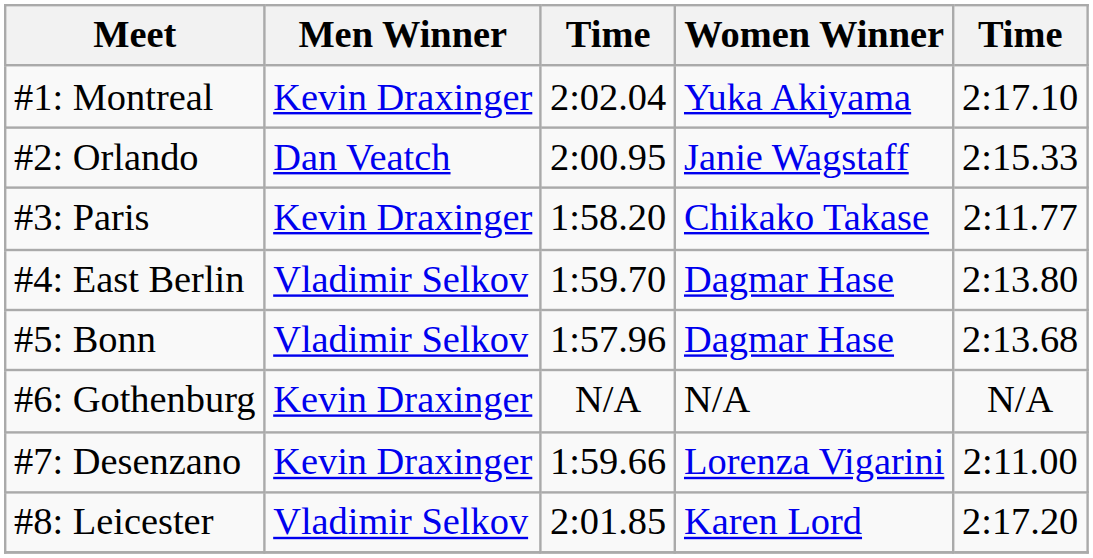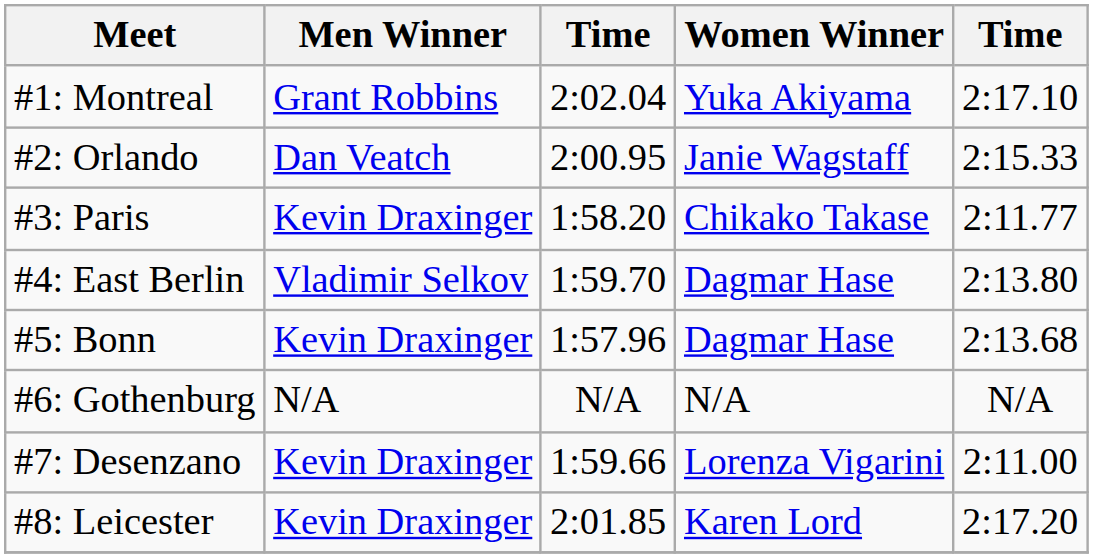(403, 95) Kevin Draxinger -> (386, 95) Grant Robbins
(401, 339) Vladimir Selkov -> (403, 339) Kevin Draxinger
(403, 400) Kevin Draxinger -> (306, 400) N/A
(401, 522) Vladimir Selkov -> (403, 522) Kevin Draxinger
